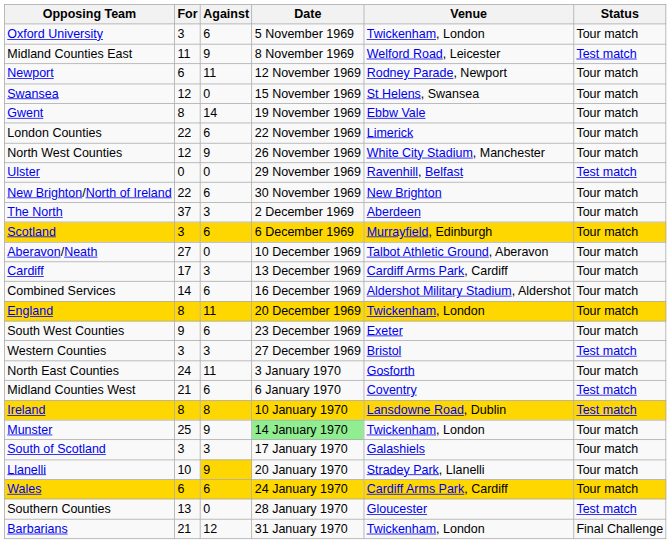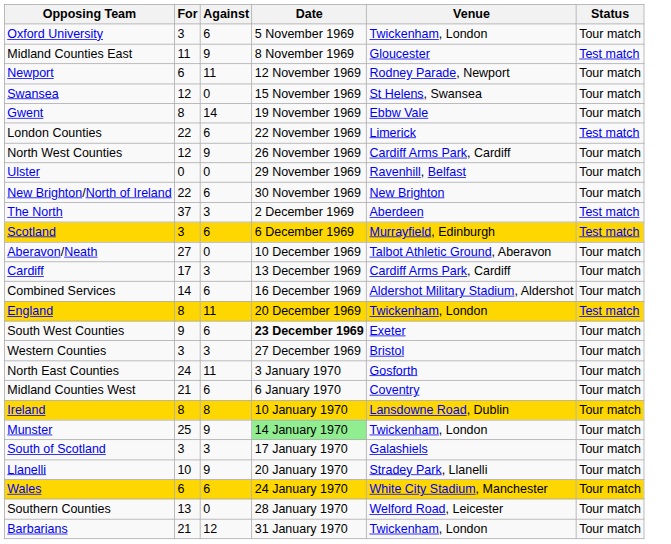(434, 53) Welford Road, Leicester -> (400, 53) Gloucester
(607, 133) Tour match -> (609, 133) Test match
(456, 152) White City Stadium, Manchester -> (440, 152) Cardiff Arms Park, Cardiff
(607, 172) Test match -> (610, 172) Tour match
(607, 212) Tour match -> (609, 212) Test match
(607, 232) Tour match -> (609, 232) Test match
(607, 311) Tour match -> (609, 311) Test match
(308, 331) normal -> (309, 331) bold
(607, 350) Test match -> (610, 350) Tour match
(607, 390) Test match -> (610, 390) Tour match
(607, 410) Test match -> (610, 410) Tour match
(207, 469) gold background -> (207, 469) no background
(437, 489) Cardiff Arms Park, Cardiff -> (459, 489) White City Stadium, Manchester
(397, 509) Gloucester -> (436, 509) Welford Road, Leicester
(607, 509) Test match -> (610, 509) Tour match
(620, 529) Final Challenge -> (610, 529) Tour match
